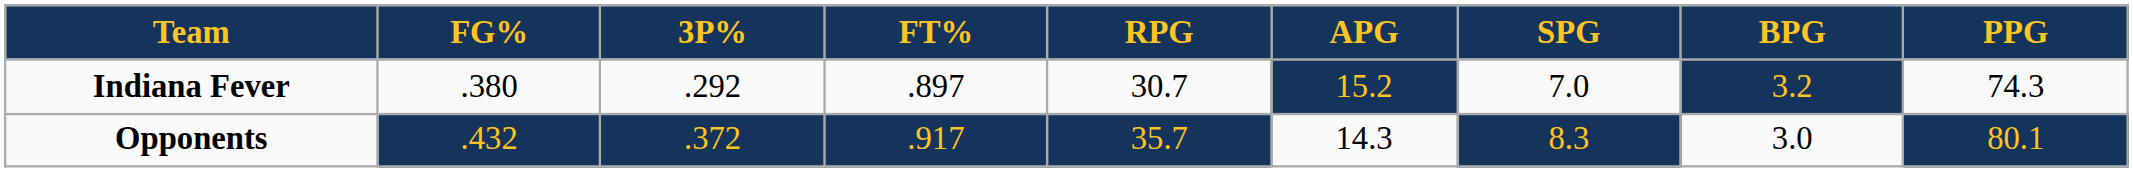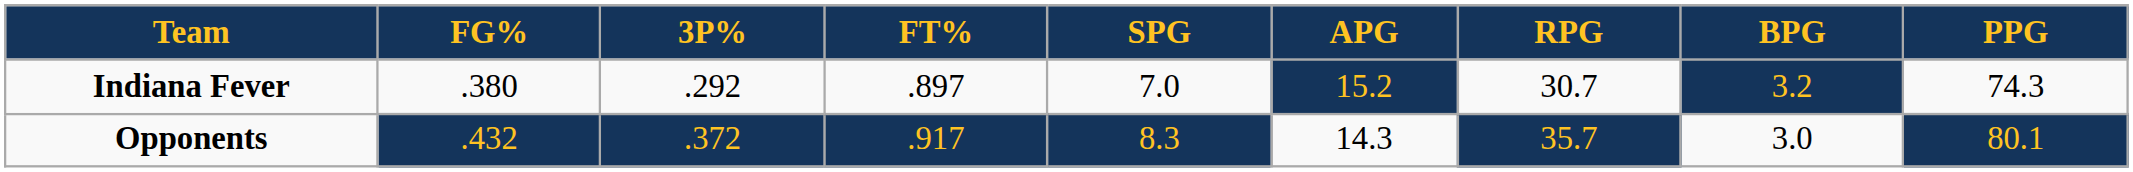columns swapped: (1159, 31) <-> (1569, 31)
